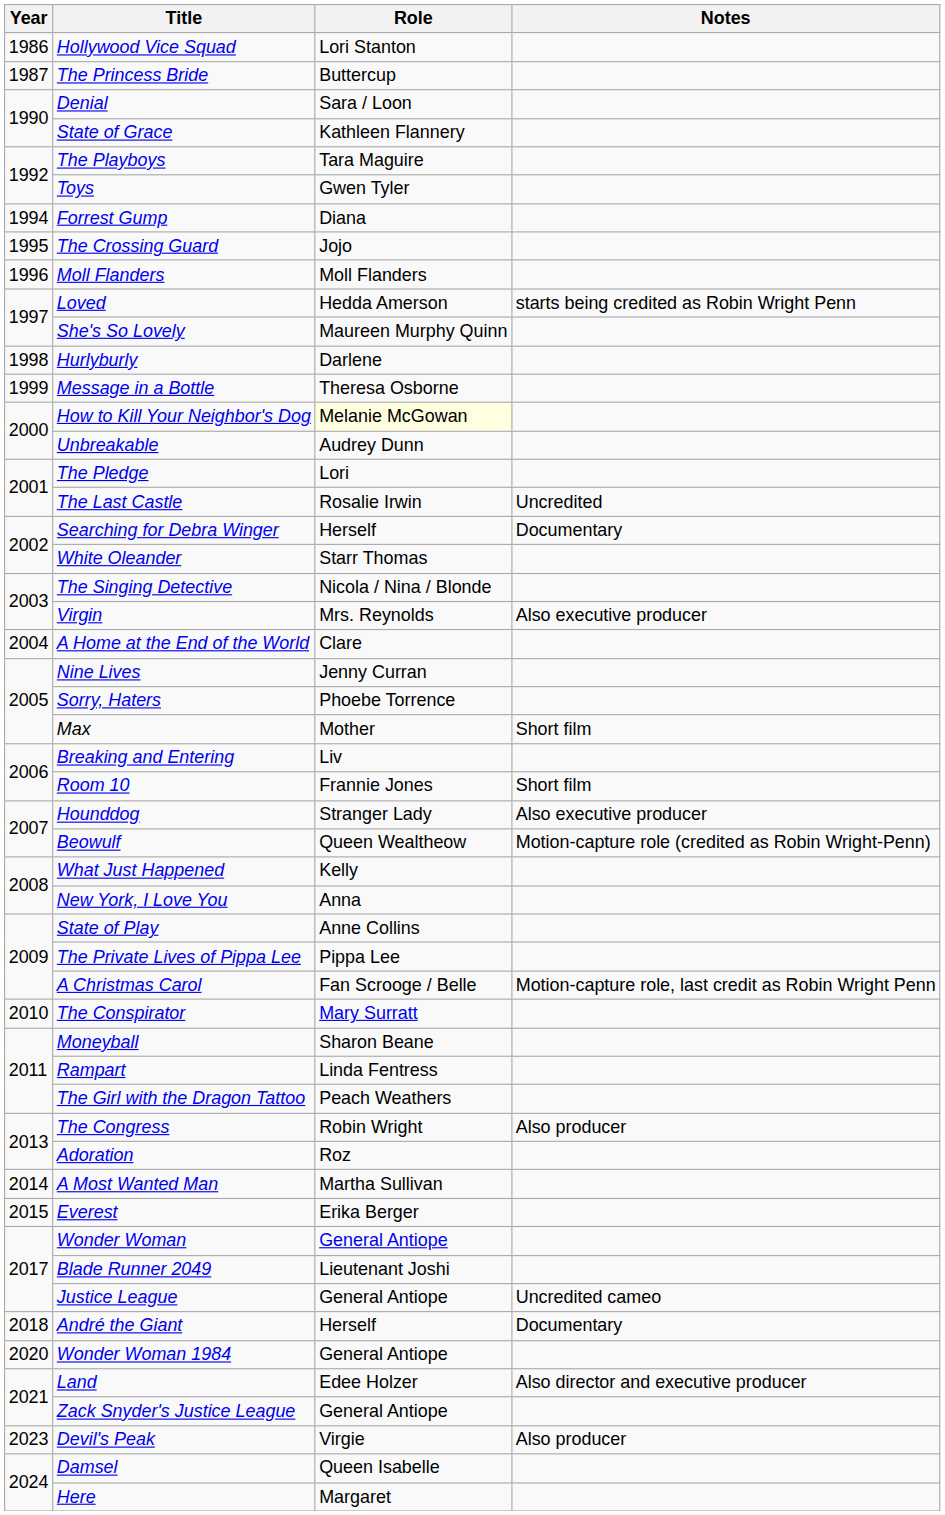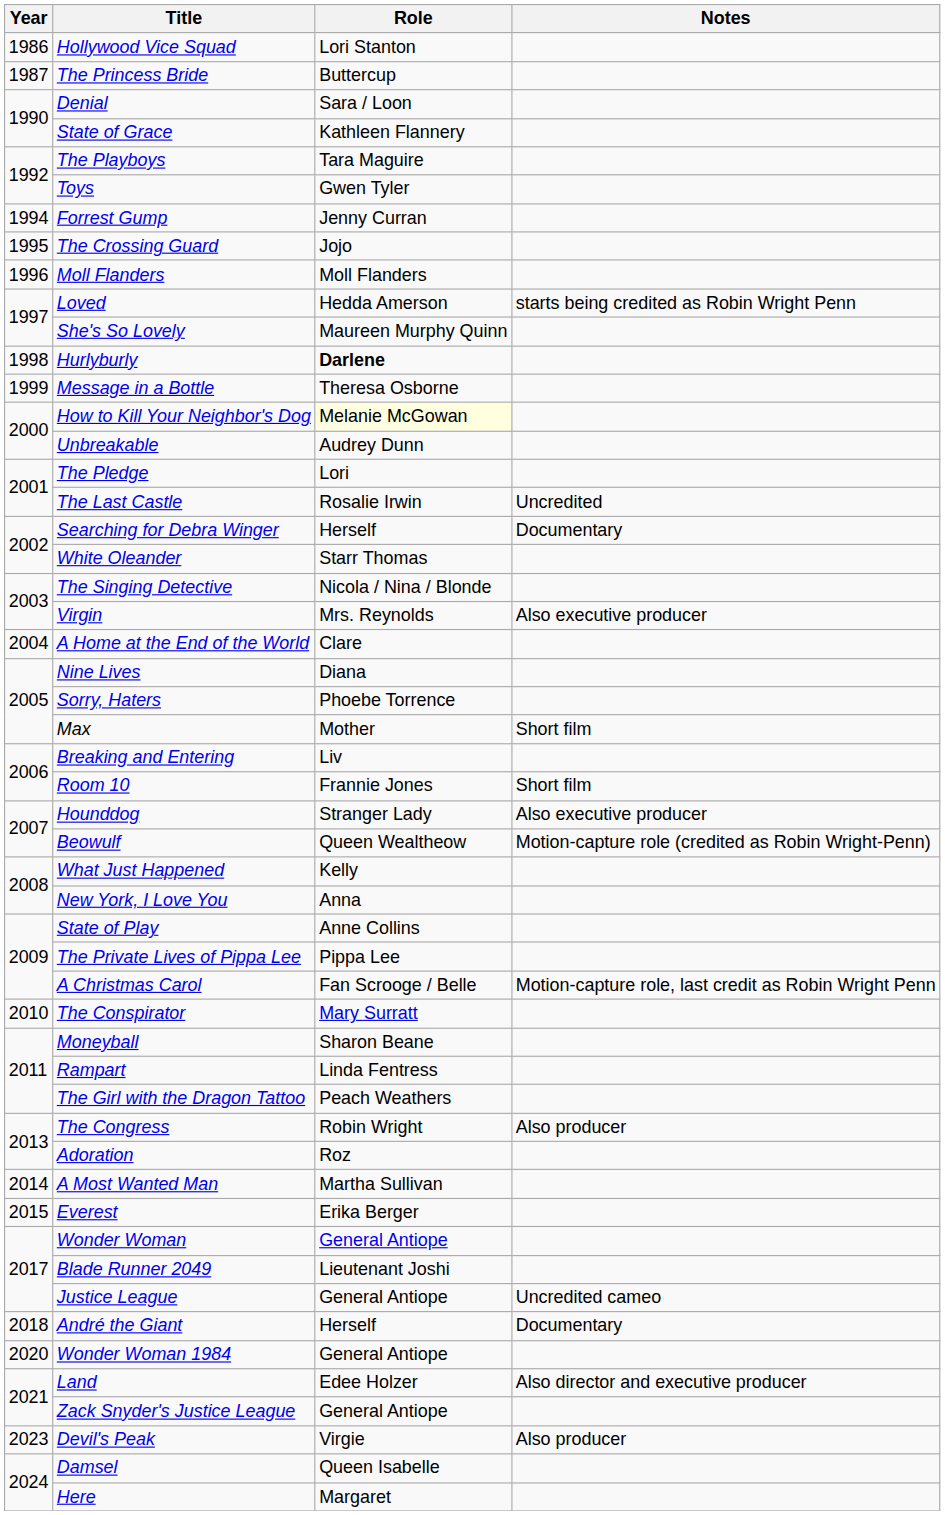(343, 217) Diana -> (373, 217) Jenny Curran
(351, 359) normal -> (352, 359) bold
(373, 672) Jenny Curran -> (343, 672) Diana
